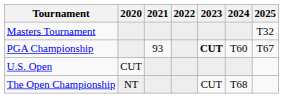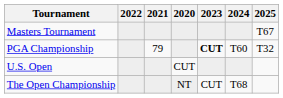columns swapped: (131, 13) <-> (184, 13)
(265, 31) T32 -> (265, 31) T67
(158, 49) 93 -> (158, 49) 79
(265, 49) T67 -> (265, 49) T32
